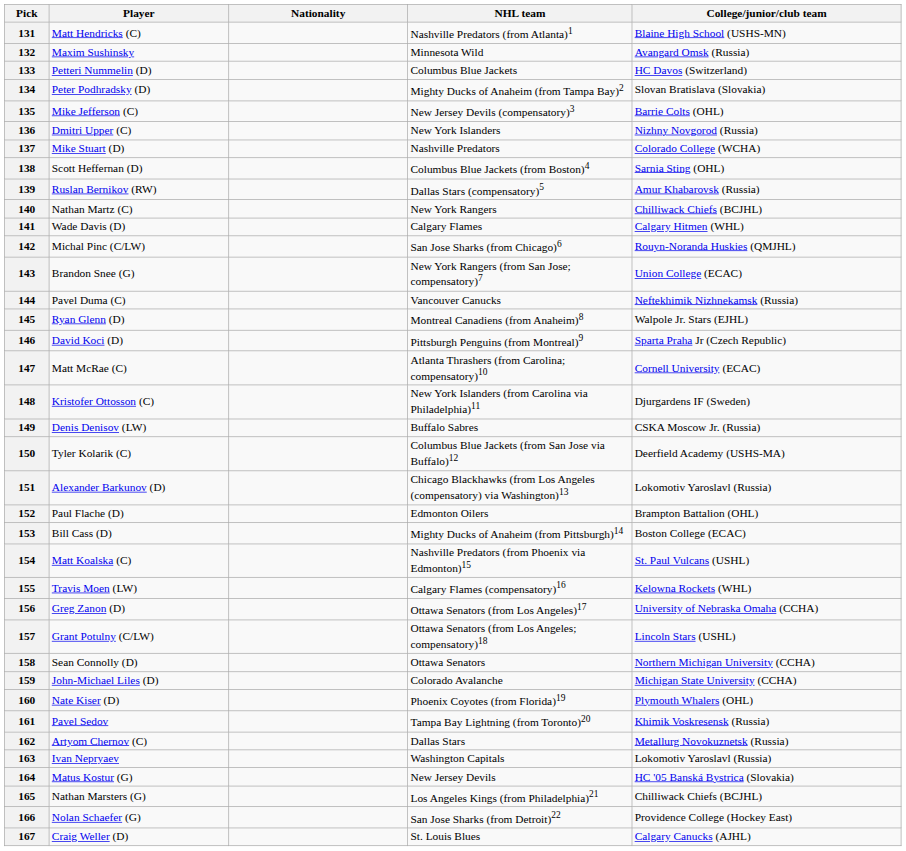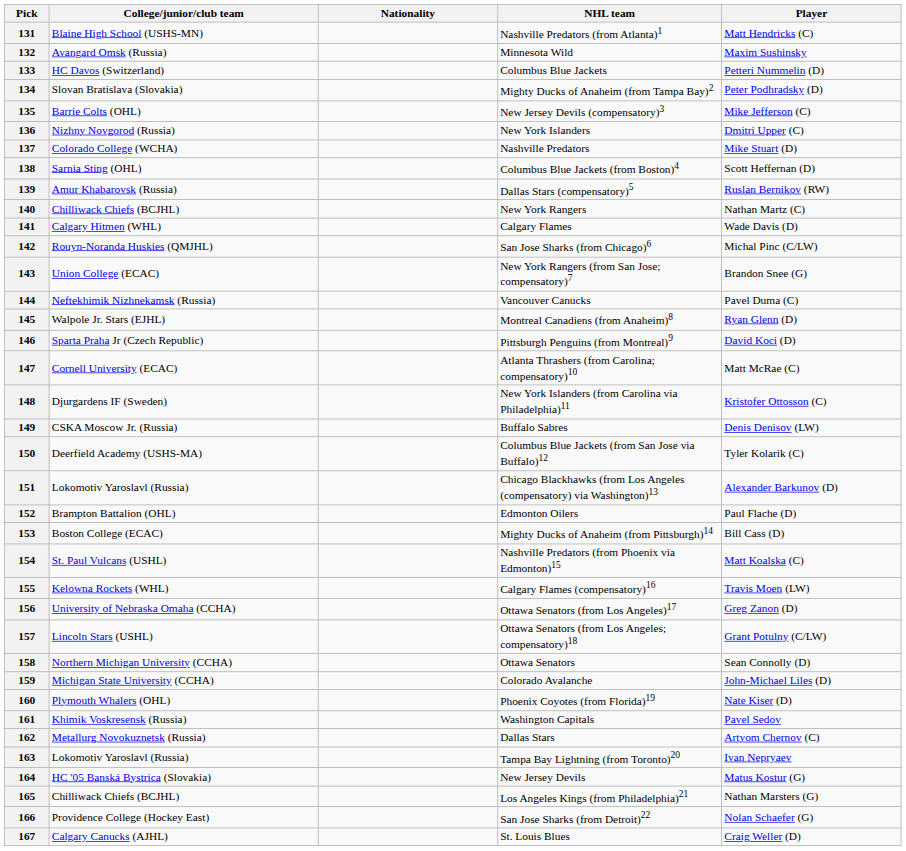columns swapped: (139, 13) <-> (767, 13)
(500, 721) Tampa Bay Lightning (from Toronto)20 -> (547, 719) Washington Capitals
(458, 758) Washington Capitals -> (590, 757) Tampa Bay Lightning (from Toronto)20
